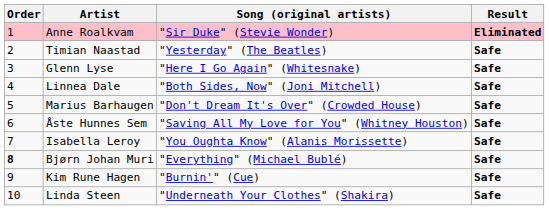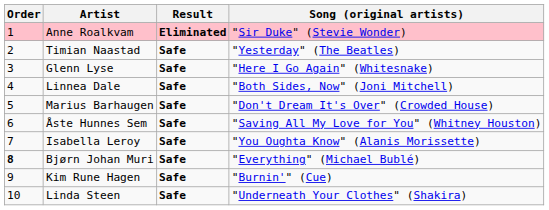columns swapped: (314, 14) <-> (508, 14)
